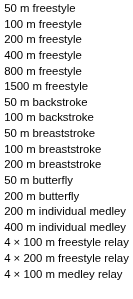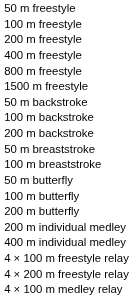+ row: (49, 133)
- row: (53, 164)
+ row: (42, 196)
